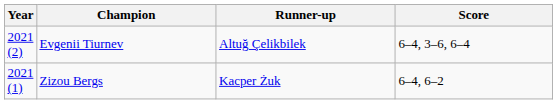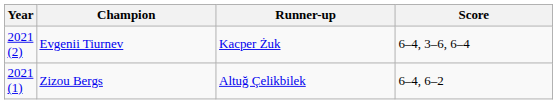(262, 44) Altuğ Çelikbilek -> (250, 44) Kacper Żuk
(250, 81) Kacper Żuk -> (262, 81) Altuğ Çelikbilek
